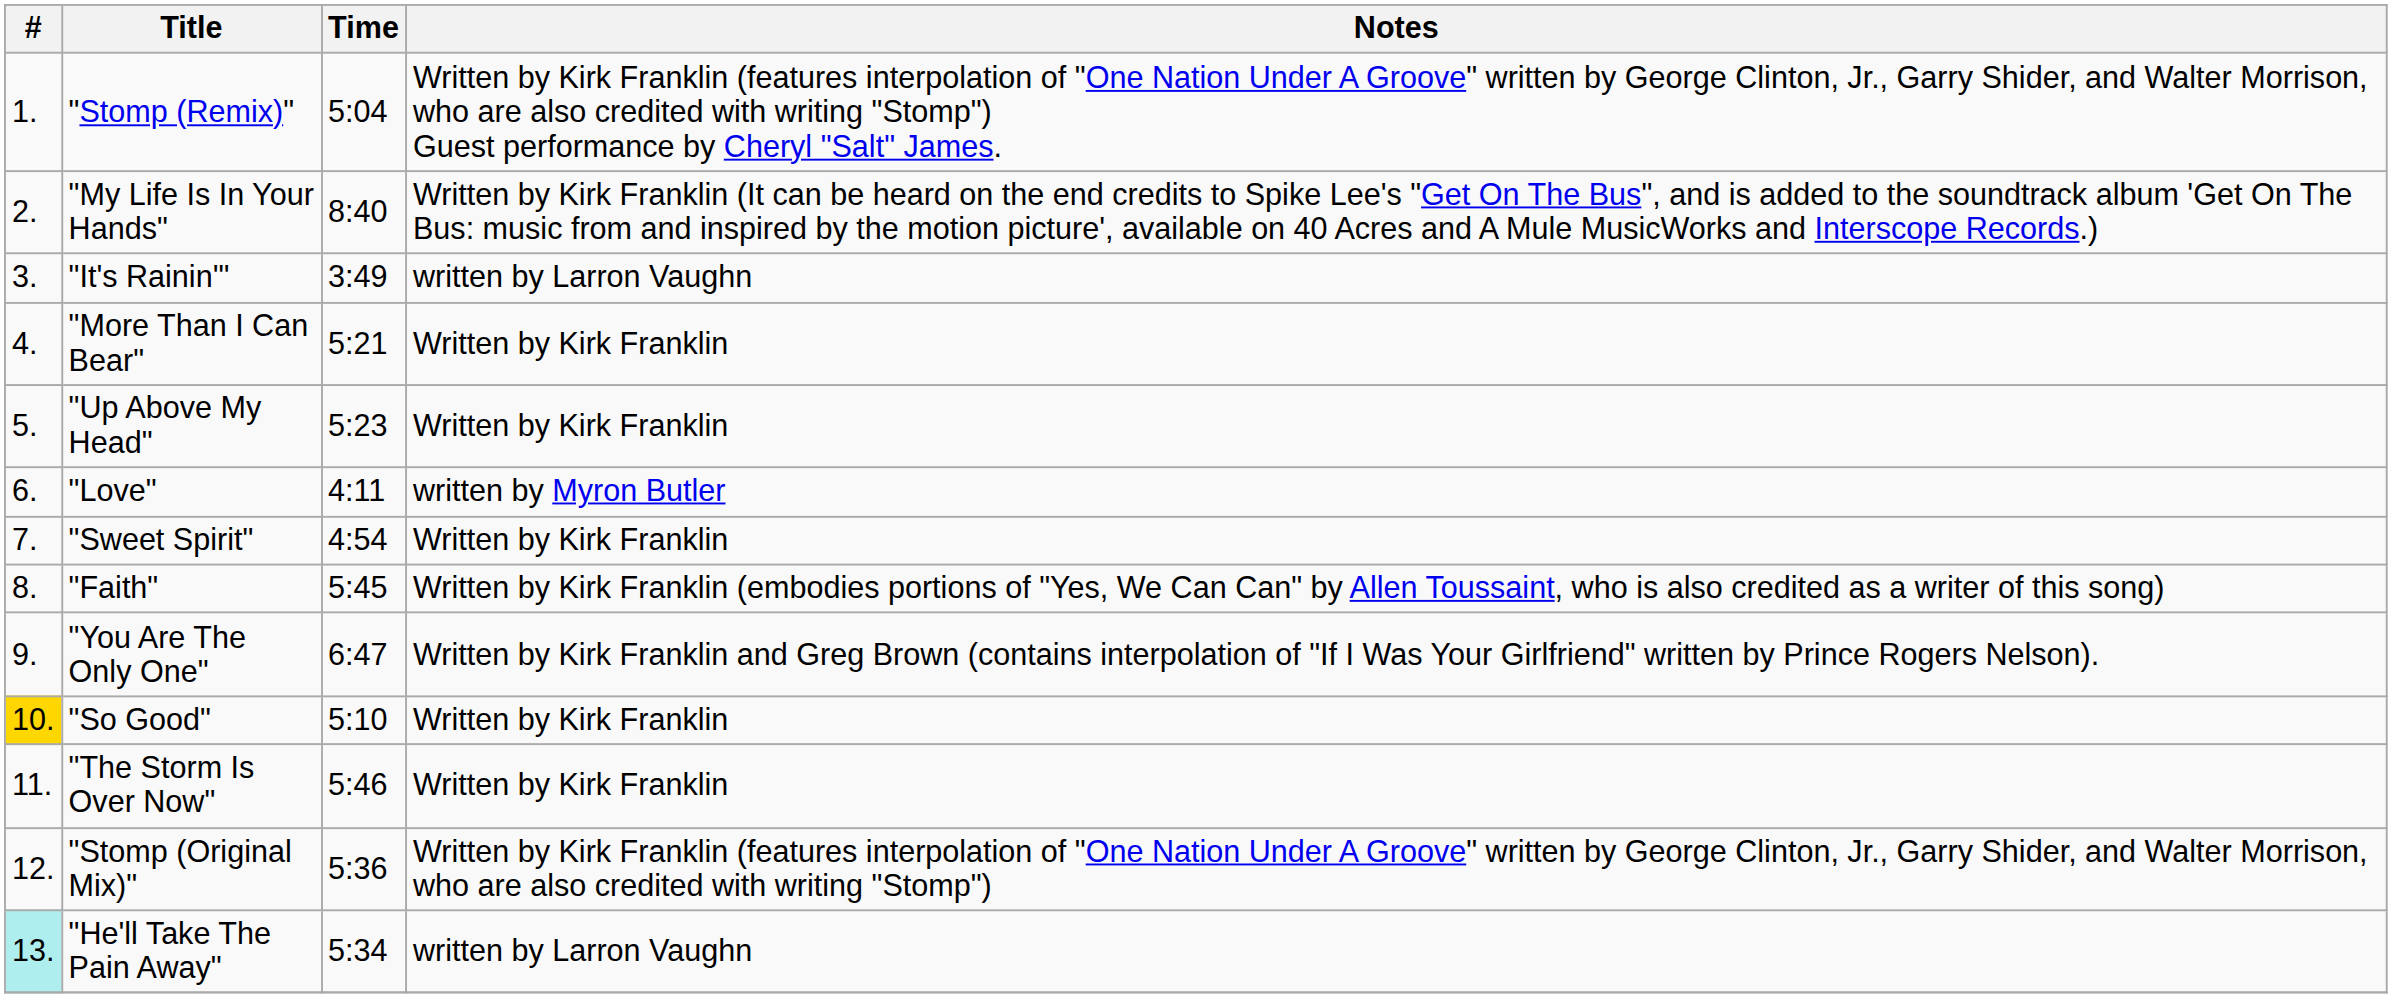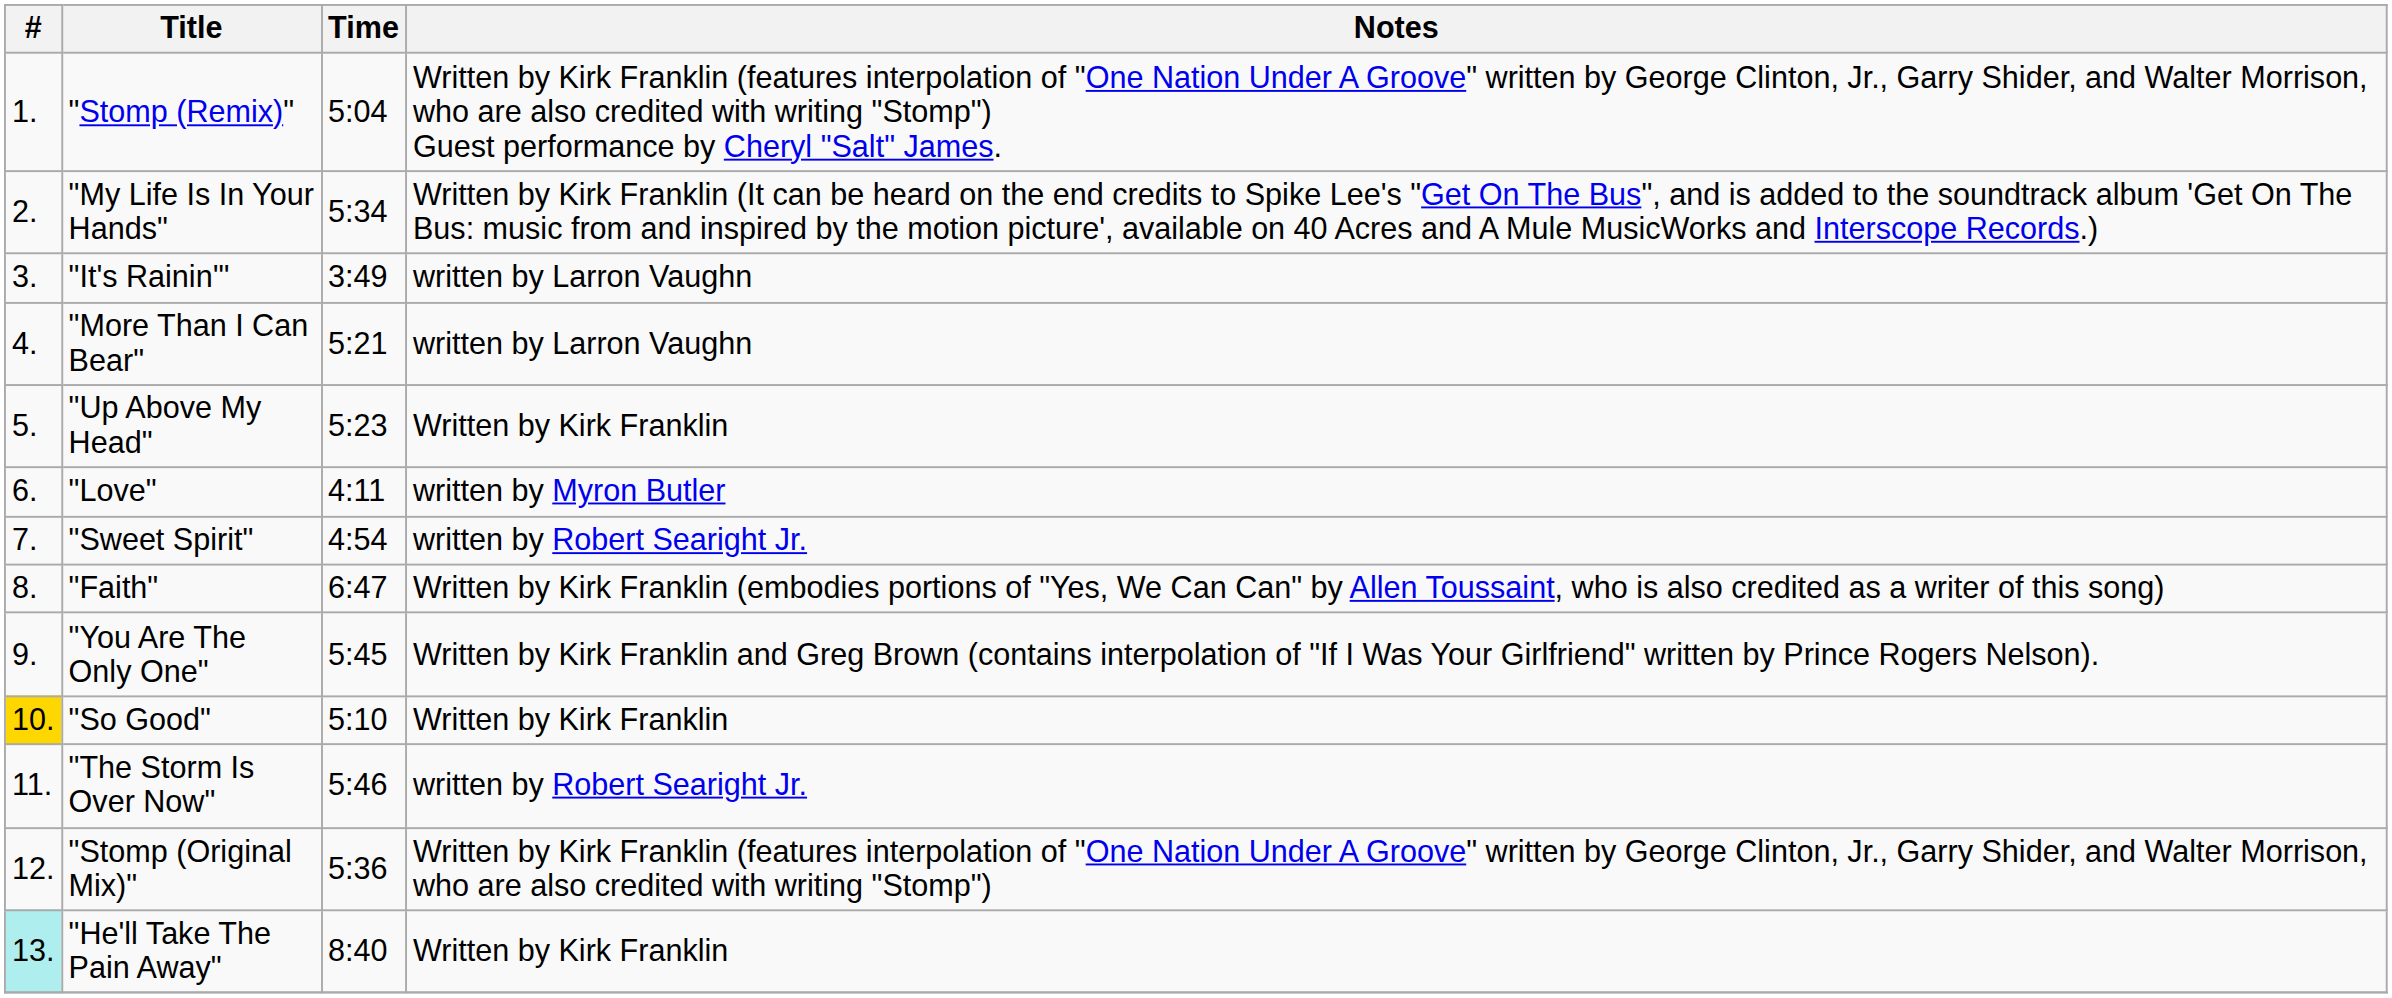(358, 211) 8:40 -> (358, 211) 5:34
(571, 342) Written by Kirk Franklin -> (583, 342) written by Larron Vaughn
(571, 539) Written by Kirk Franklin -> (610, 539) written by Robert Searight Jr.
(358, 588) 5:45 -> (358, 588) 6:47
(358, 654) 6:47 -> (358, 654) 5:45
(571, 785) Written by Kirk Franklin -> (610, 785) written by Robert Searight Jr.
(358, 951) 5:34 -> (358, 951) 8:40
(583, 951) written by Larron Vaughn -> (571, 951) Written by Kirk Franklin
